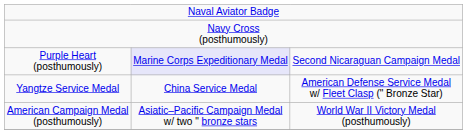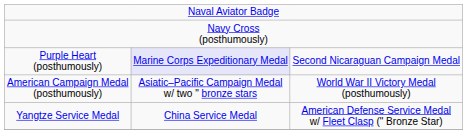rows swapped: (68, 88) <-> (68, 116)
